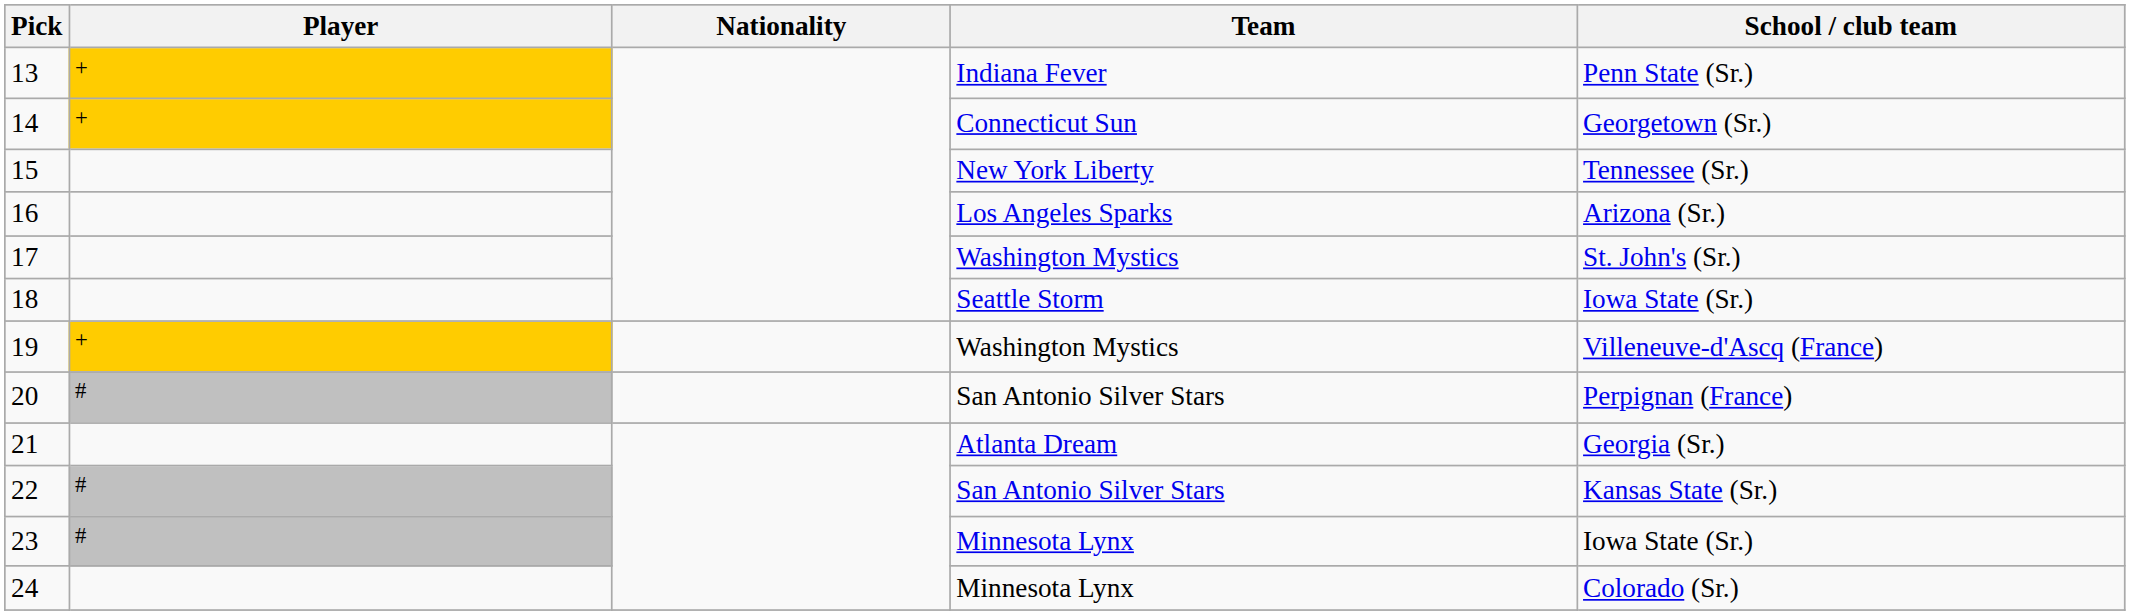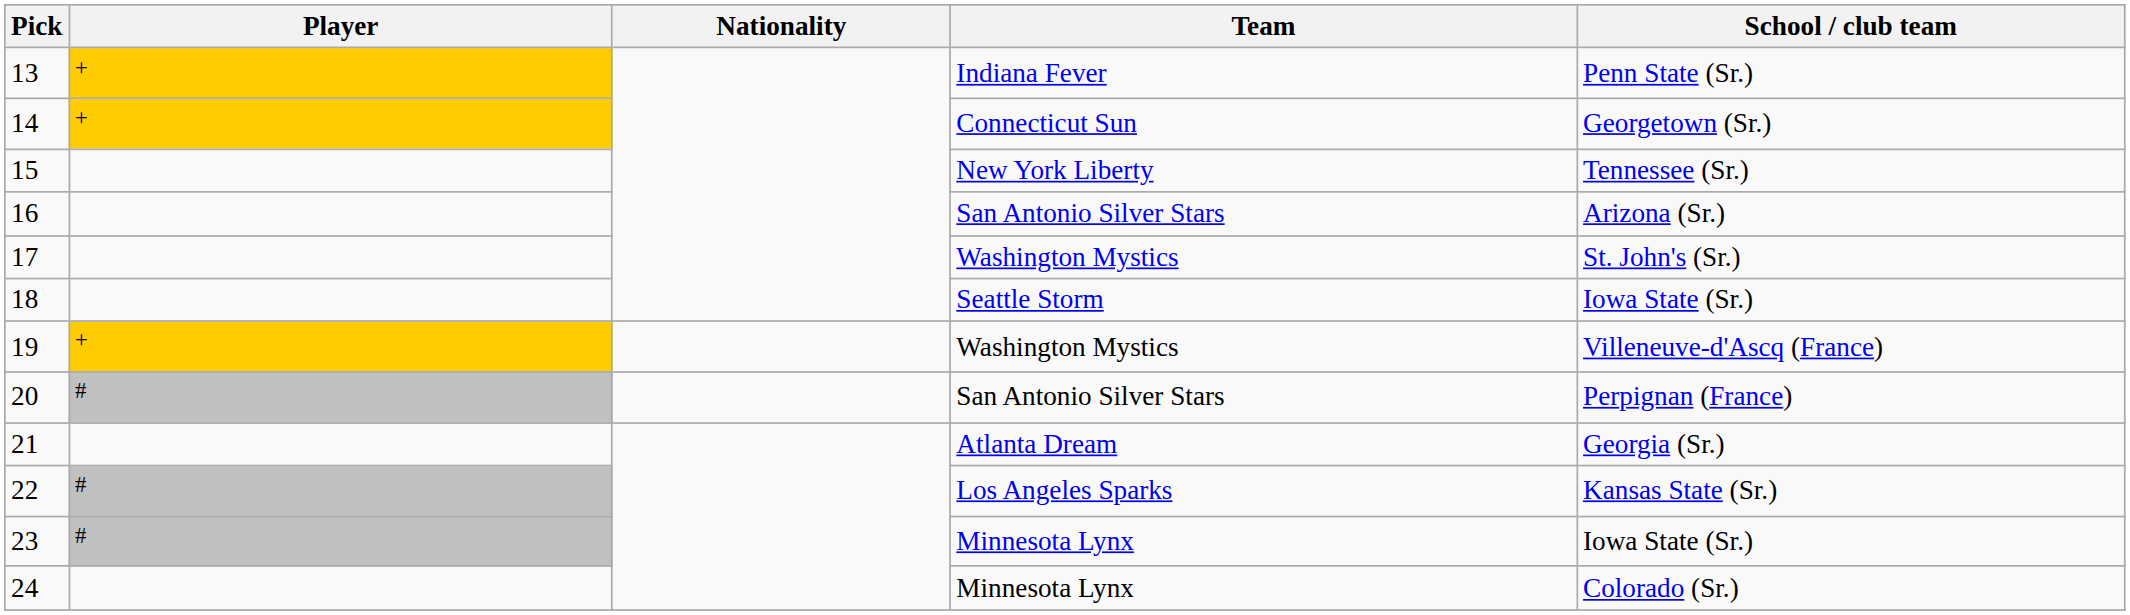(1064, 213) Los Angeles Sparks -> (1090, 213) San Antonio Silver Stars
(1090, 490) San Antonio Silver Stars -> (1064, 490) Los Angeles Sparks
